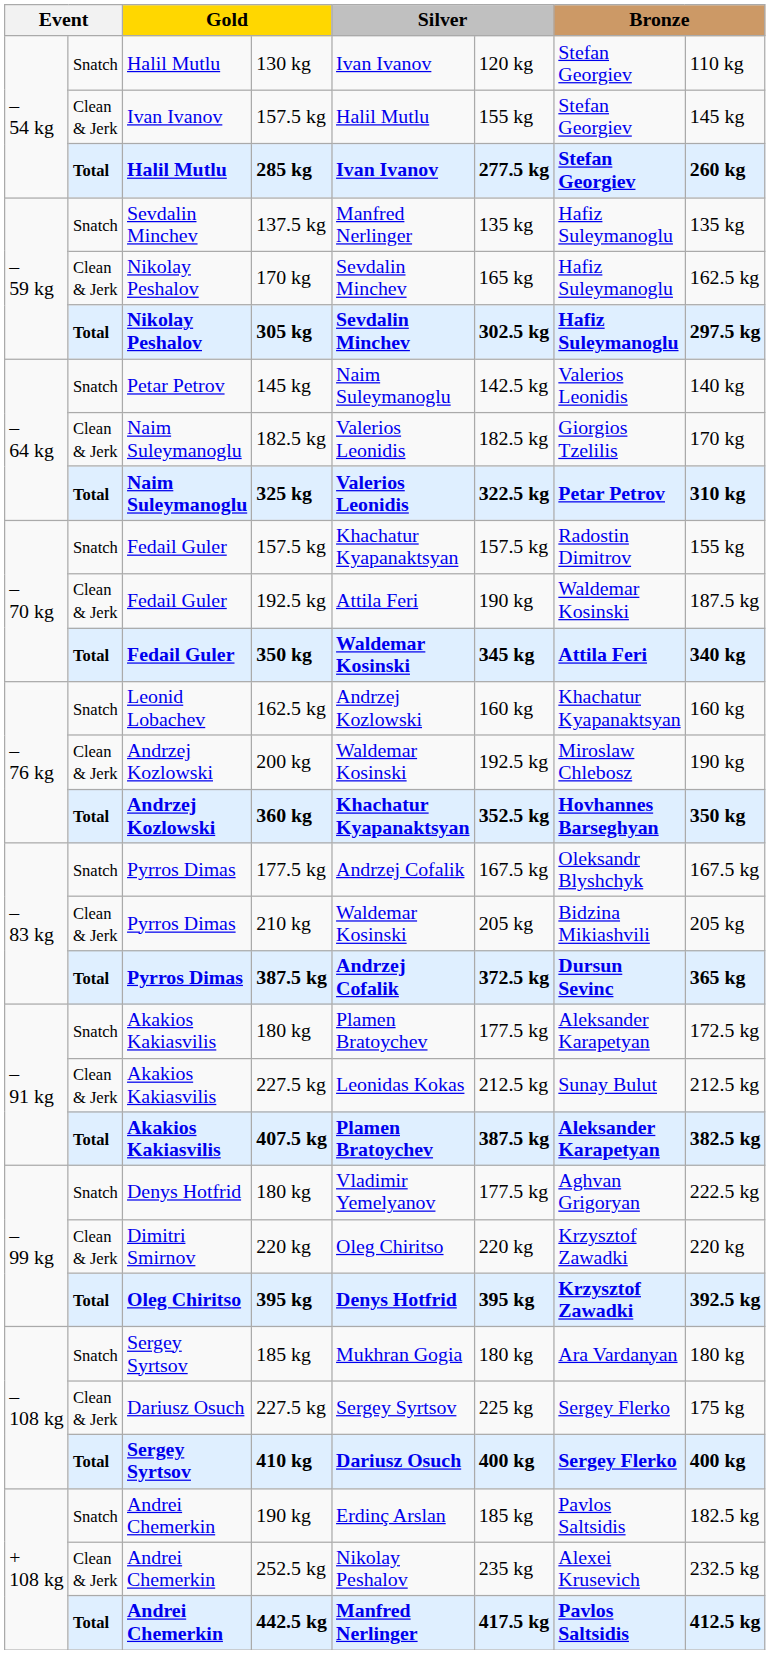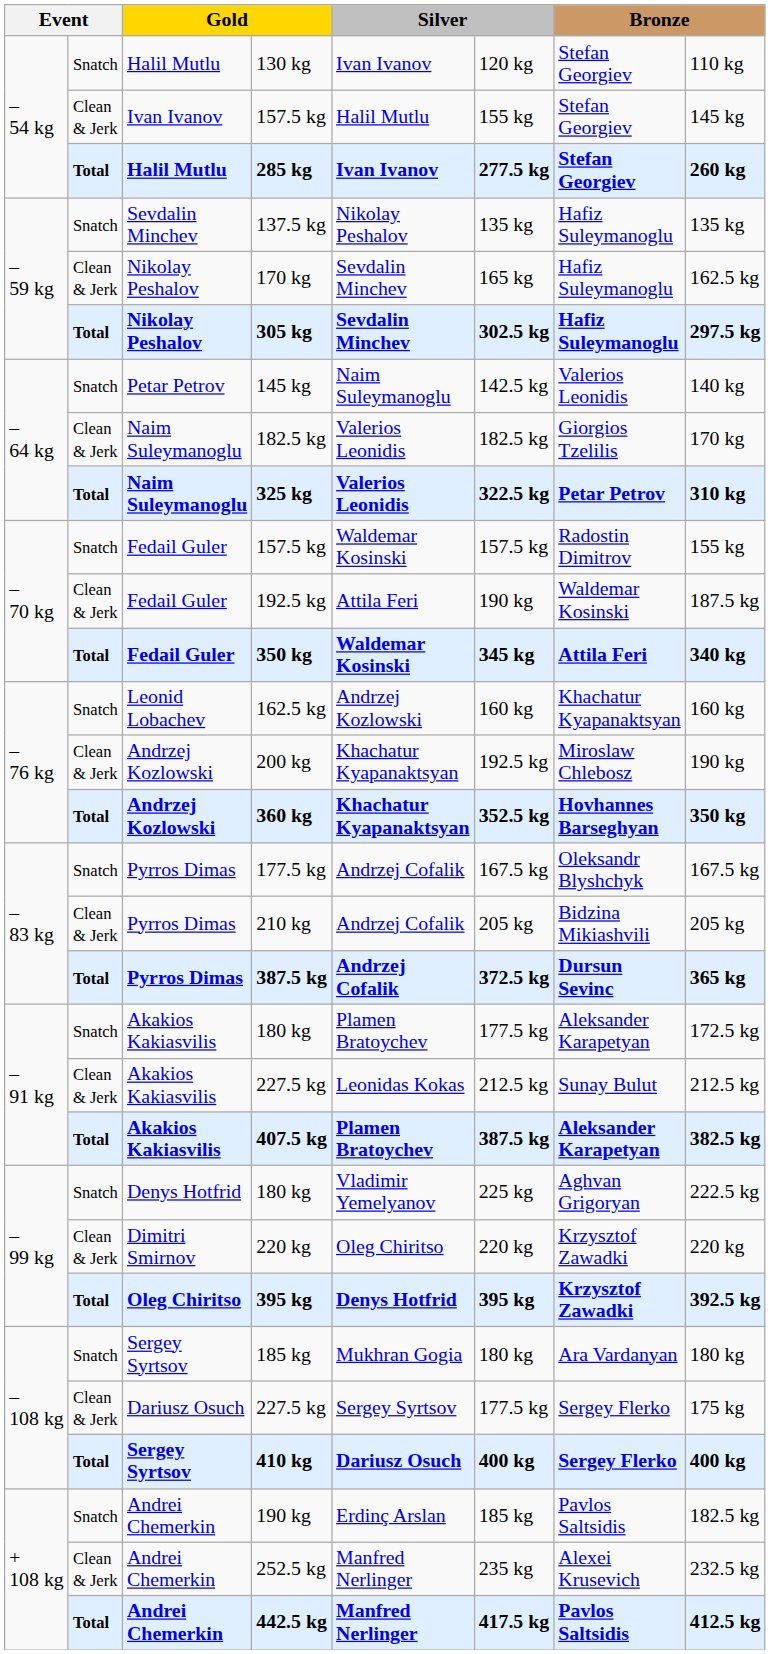(374, 224) Manfred Nerlinger -> (372, 224) Nikolay Peshalov
(397, 546) Khachatur Kyapanaktsyan -> (377, 546) Waldemar Kosinski
(377, 762) Waldemar Kosinski -> (397, 762) Khachatur Kyapanaktsyan
(377, 923) Waldemar Kosinski -> (400, 923) Andrzej Cofalik
(513, 1192) 177.5 kg -> (506, 1192) 225 kg
(506, 1407) 225 kg -> (513, 1407) 177.5 kg
(372, 1568) Nikolay Peshalov -> (374, 1568) Manfred Nerlinger
